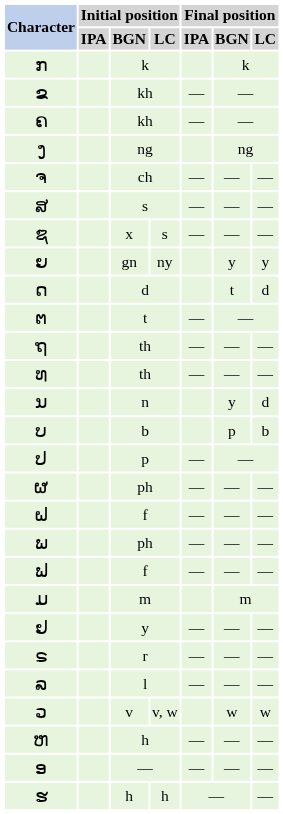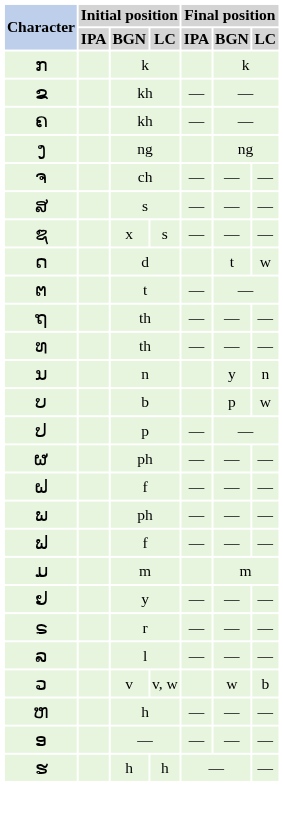- row: (41, 262)
(265, 289) d -> (265, 261) w
(265, 402) d -> (265, 374) n
(265, 430) b -> (265, 402) w
(265, 711) w -> (265, 683) b
